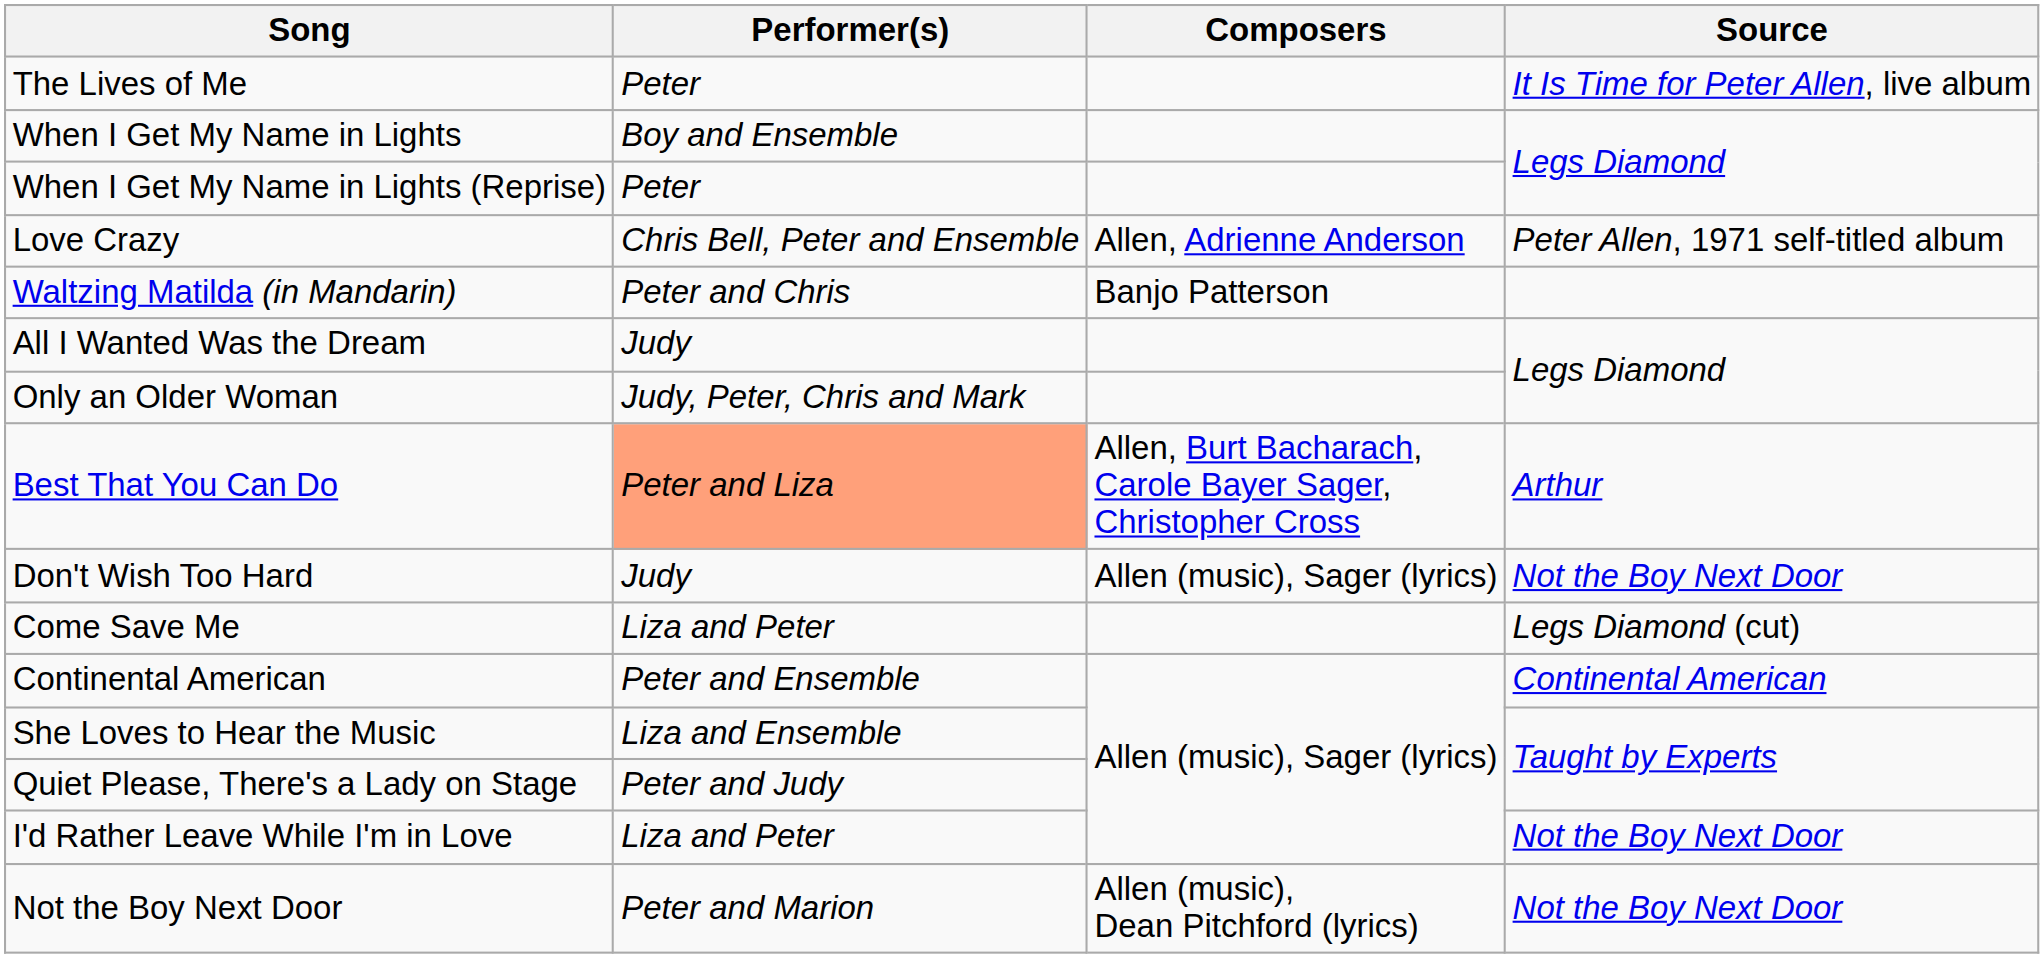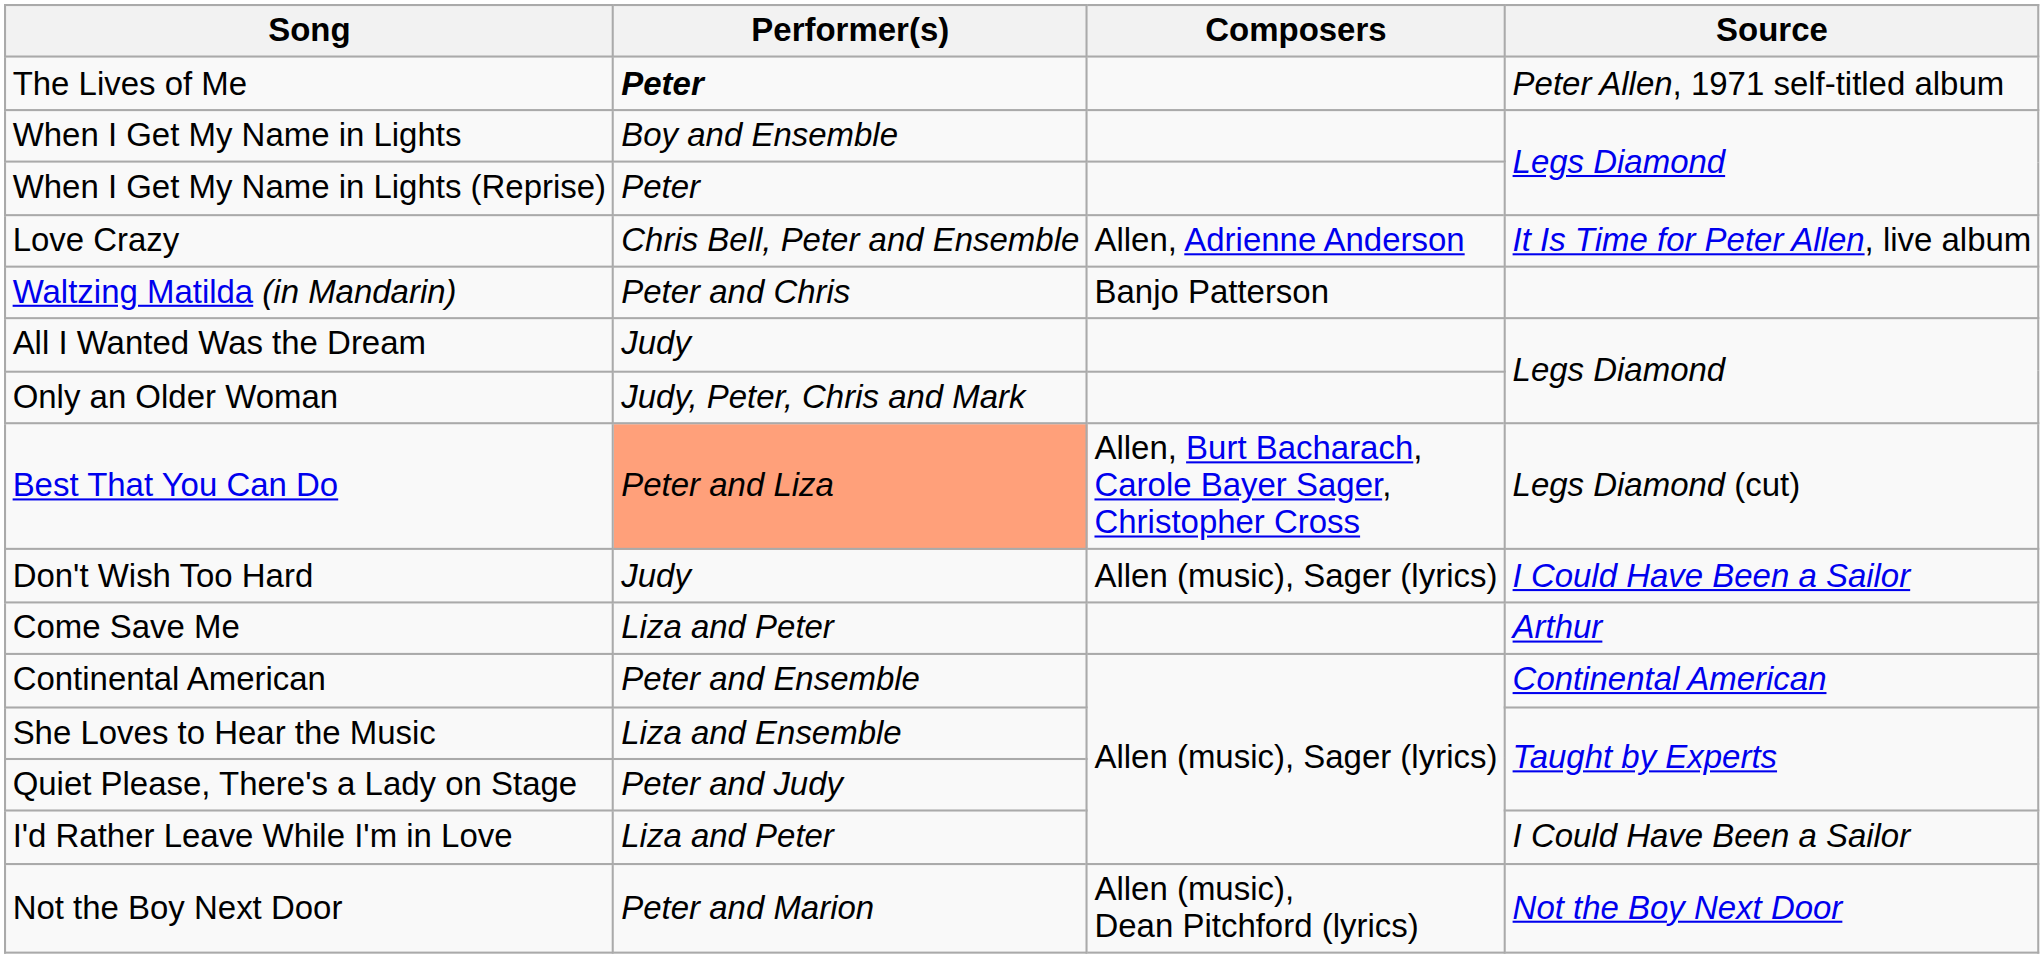(661, 82) normal -> (663, 82) bold
(1772, 82) It Is Time for Peter Allen, live album -> (1758, 82) Peter Allen, 1971 self-titled album
(1758, 239) Peter Allen, 1971 self-titled album -> (1772, 239) It Is Time for Peter Allen, live album
(1557, 485) Arthur -> (1656, 485) Legs Diamond (cut)
(1677, 575) Not the Boy Next Door -> (1711, 575) I Could Have Been a Sailor
(1656, 627) Legs Diamond (cut) -> (1557, 627) Arthur
(1677, 836) Not the Boy Next Door -> (1711, 836) I Could Have Been a Sailor
